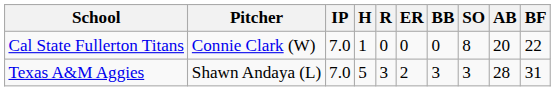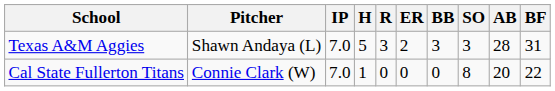rows swapped: (96, 45) <-> (76, 72)
